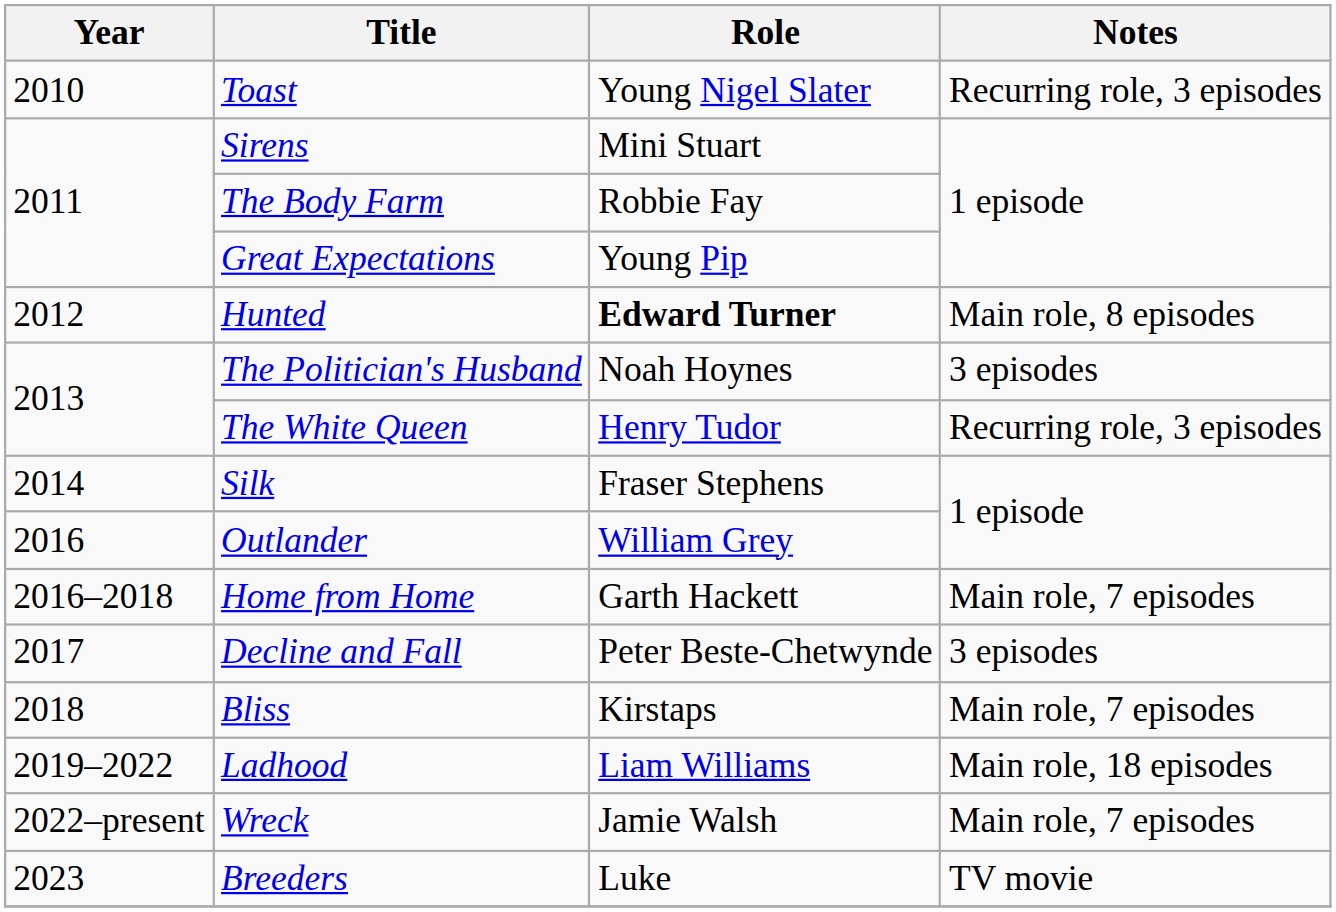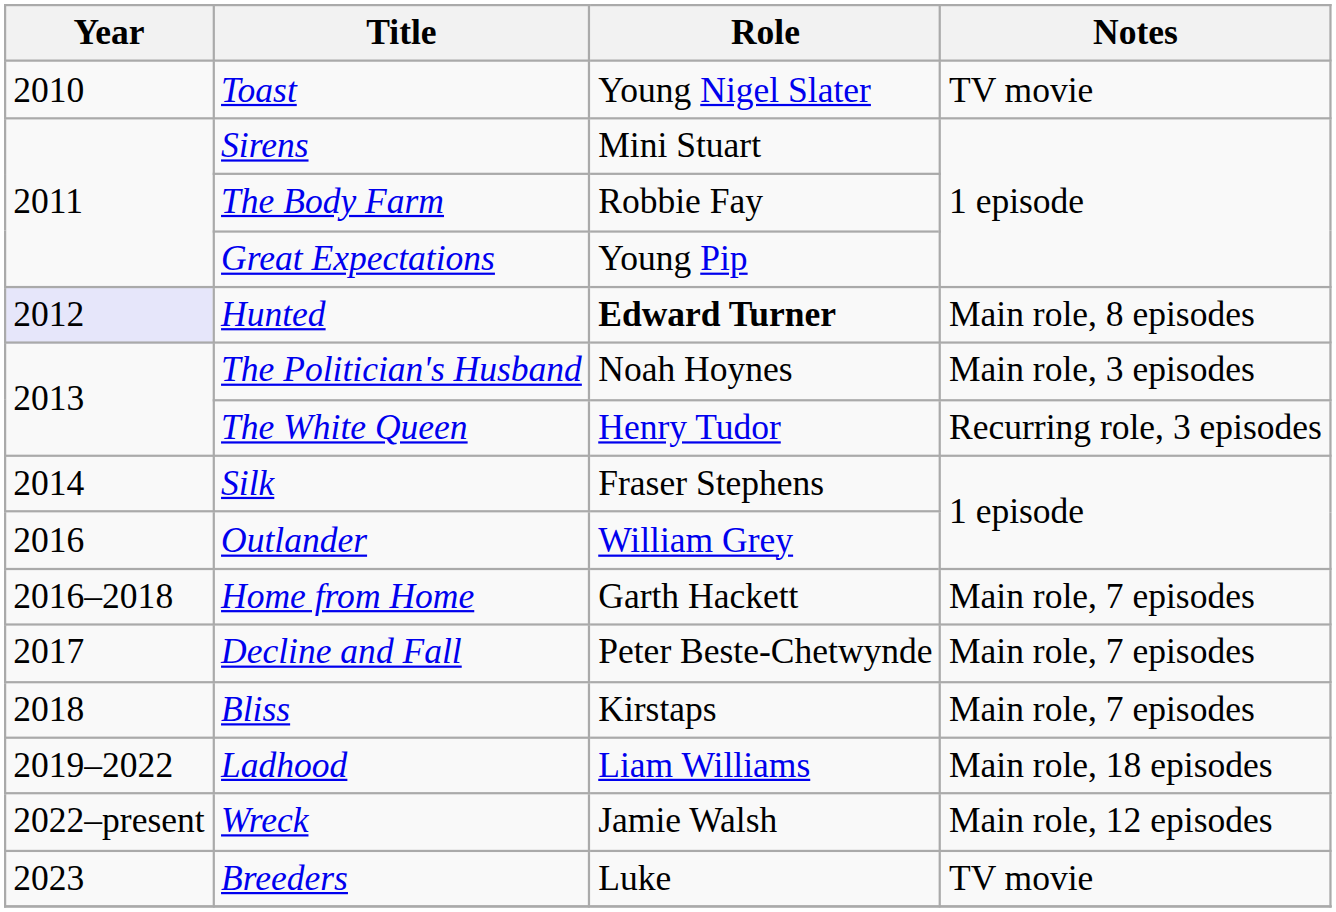(1135, 88) Recurring role, 3 episodes -> (1021, 88) TV movie
(49, 314) no background -> (49, 314) lavender background
(1023, 370) 3 episodes -> (1102, 370) Main role, 3 episodes
(1023, 652) 3 episodes -> (1102, 652) Main role, 7 episodes
(1102, 821) Main role, 7 episodes -> (1111, 821) Main role, 12 episodes
